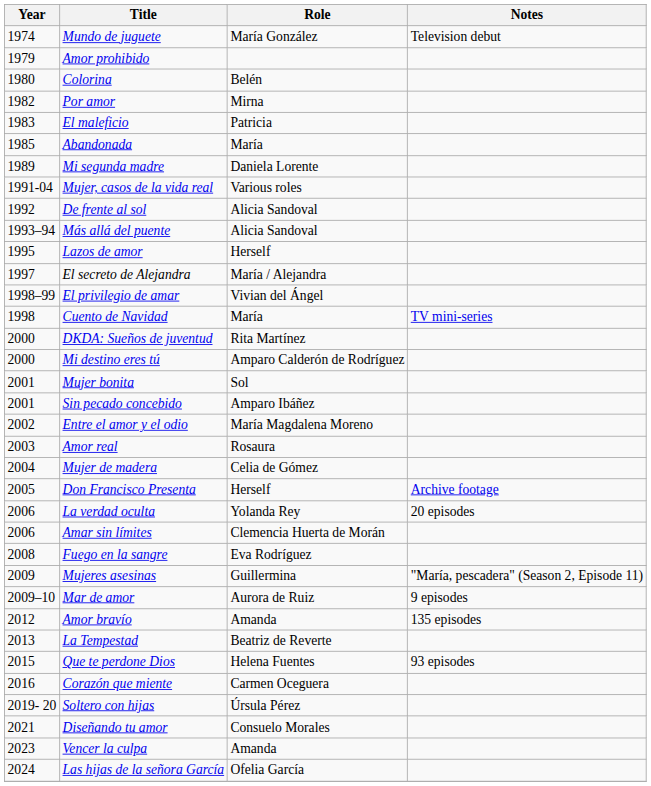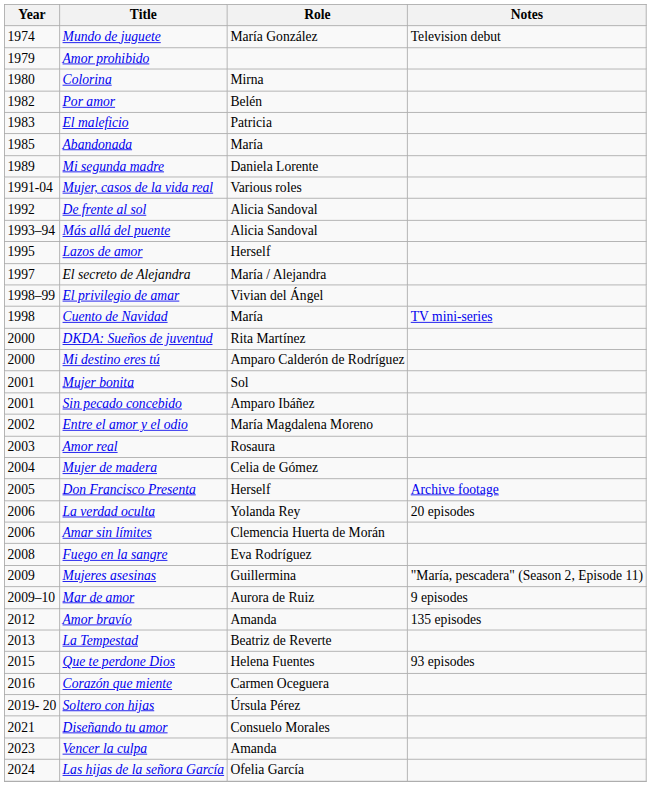(246, 79) Belén -> (247, 79) Mirna
(247, 101) Mirna -> (246, 101) Belén
